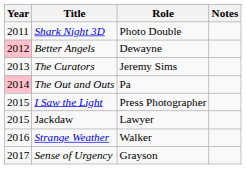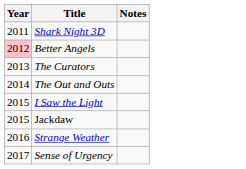- column: (163, 13)
(18, 84) pink background -> (18, 84) no background
